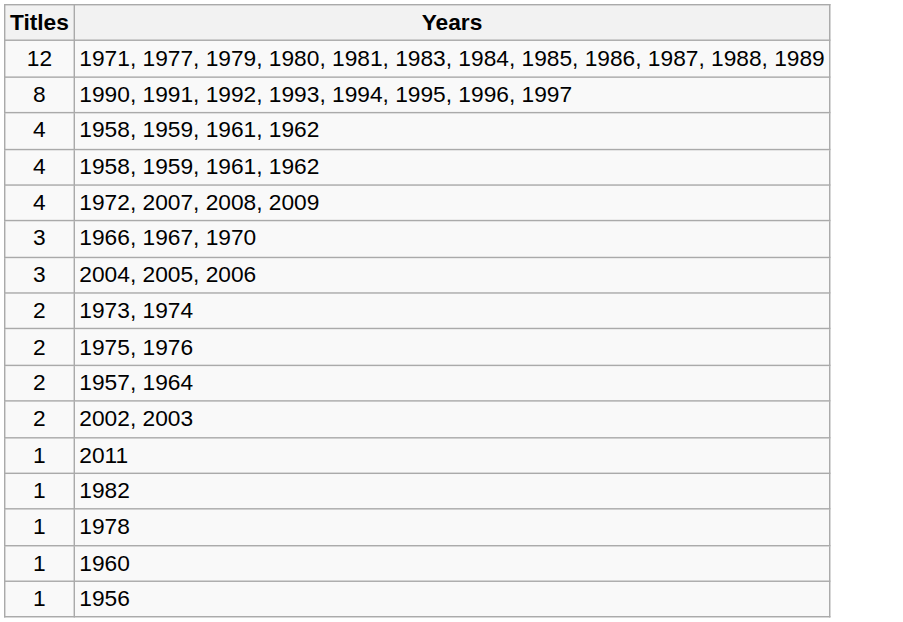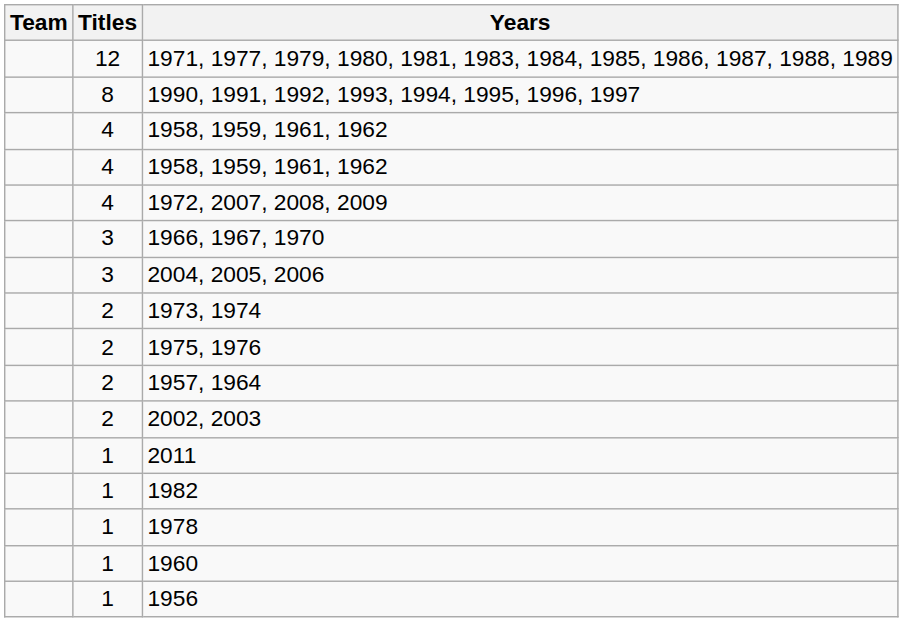+ column: (39, 22)
